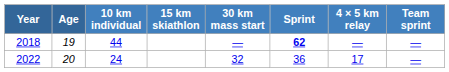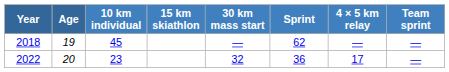(116, 42) 44 -> (116, 42) 45
(299, 42) bold -> (299, 42) normal
(116, 59) 24 -> (116, 59) 23
